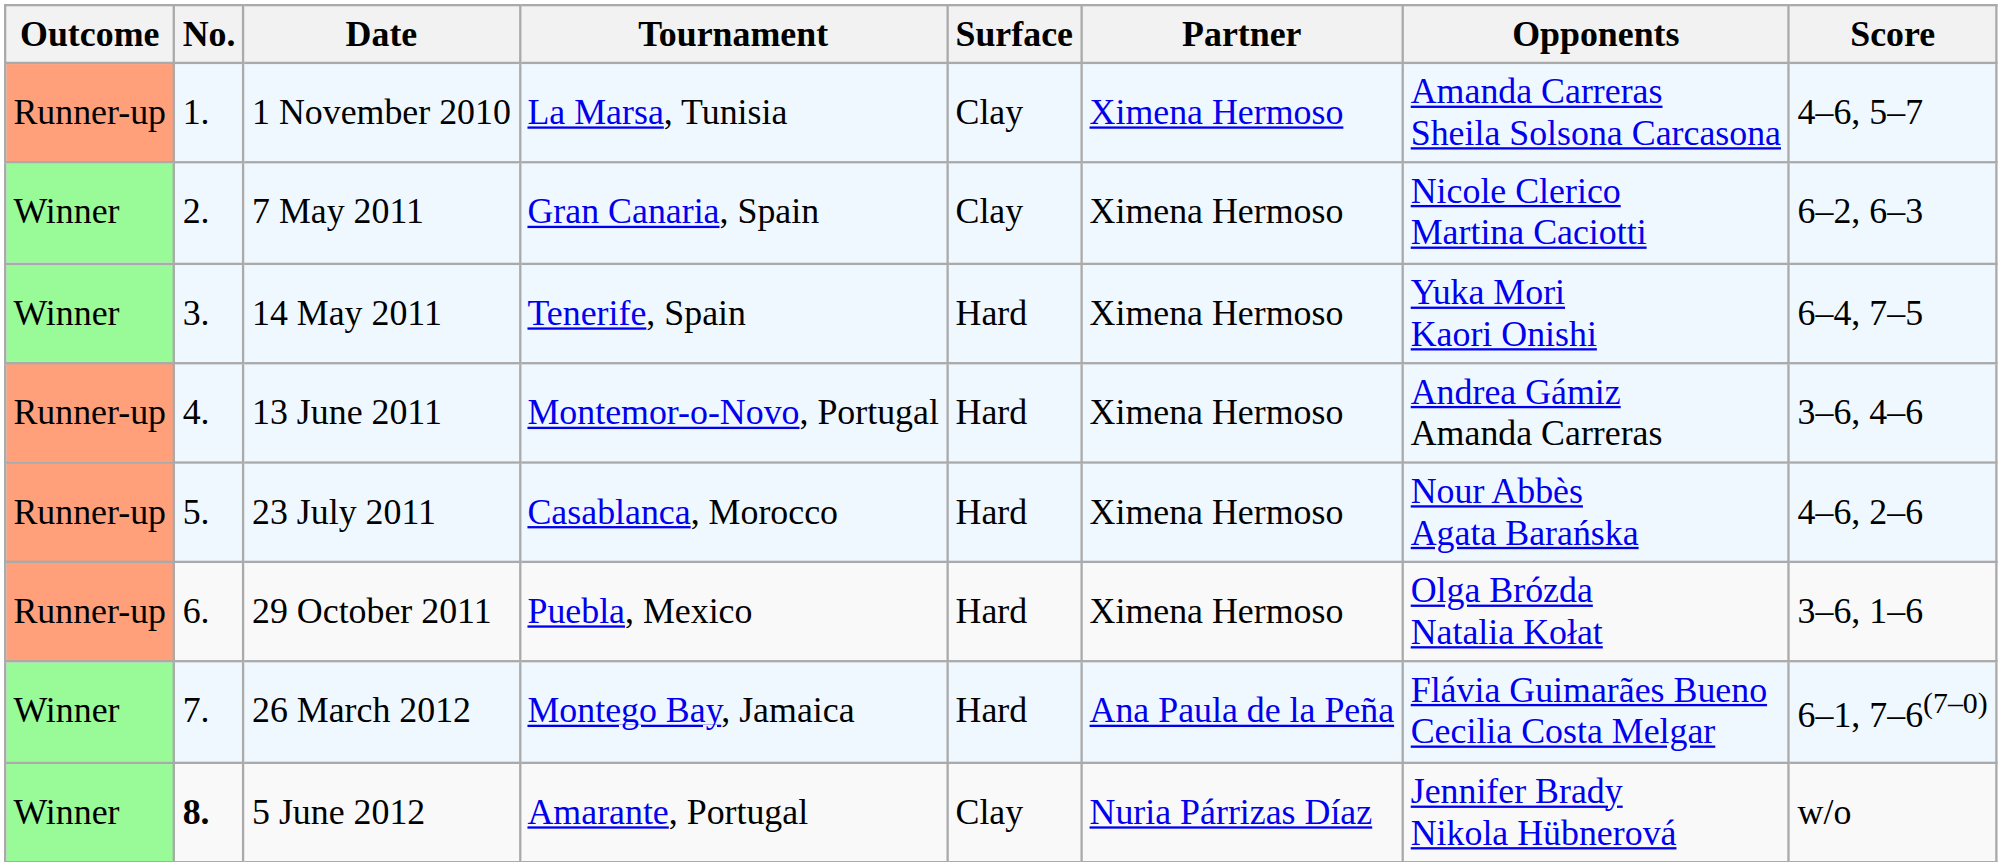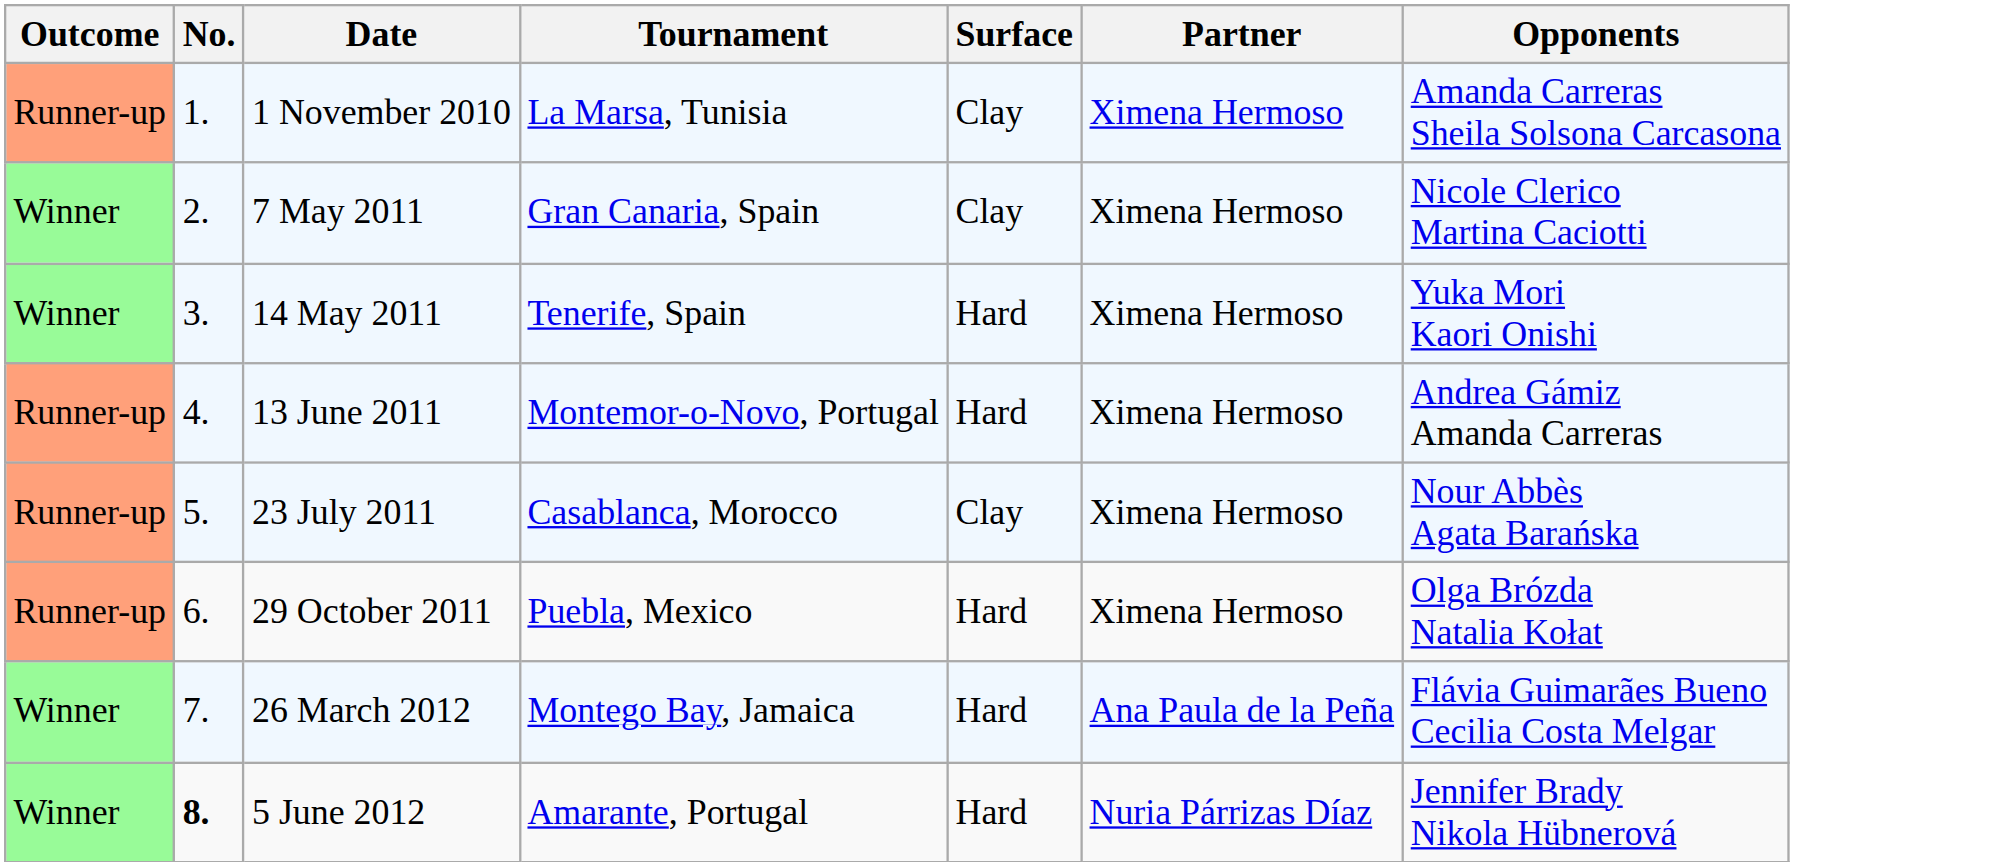- column: (1893, 33)
(991, 511) Hard -> (989, 511) Clay
(989, 810) Clay -> (991, 810) Hard
